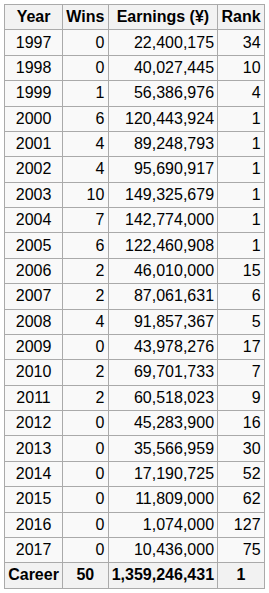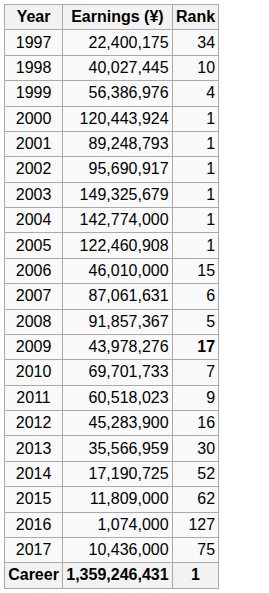- column: (85, 17)
(252, 347) normal -> (206, 347) bold
